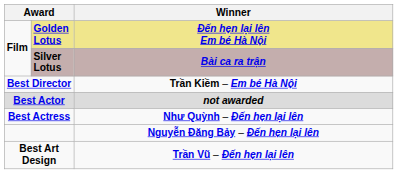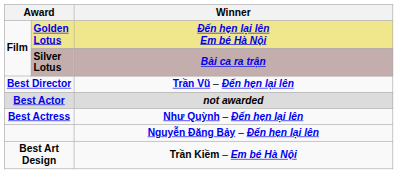(233, 84) Trần Kiềm – Em bé Hà Nội -> (233, 84) Trần Vũ – Đến hẹn lại lên
(233, 155) Trần Vũ – Đến hẹn lại lên -> (233, 155) Trần Kiềm – Em bé Hà Nội
